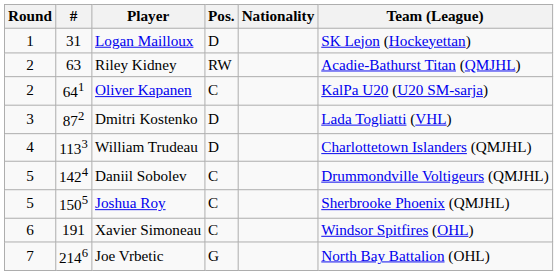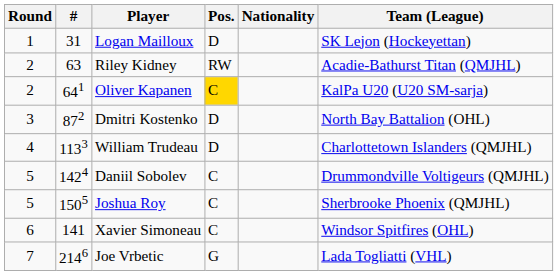(213, 90) no background -> (213, 90) gold background
(386, 119) Lada Togliatti (VHL) -> (405, 119) North Bay Battalion (OHL)
(73, 229) 191 -> (73, 229) 141
(405, 256) North Bay Battalion (OHL) -> (386, 256) Lada Togliatti (VHL)
